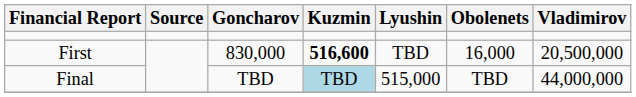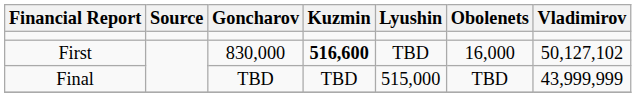(582, 53) 20,500,000 -> (582, 53) 50,127,102
(339, 79) lightblue background -> (339, 79) no background
(582, 79) 44,000,000 -> (582, 79) 43,999,999
